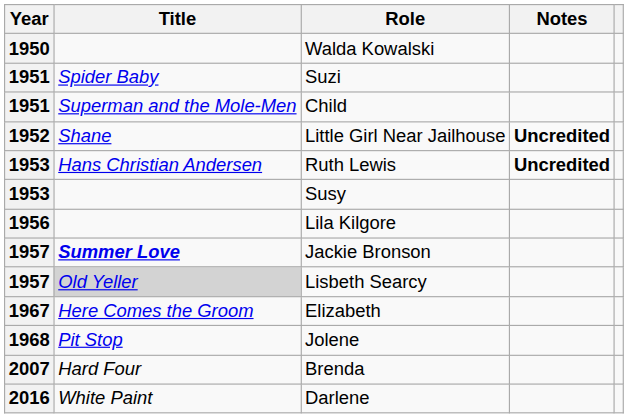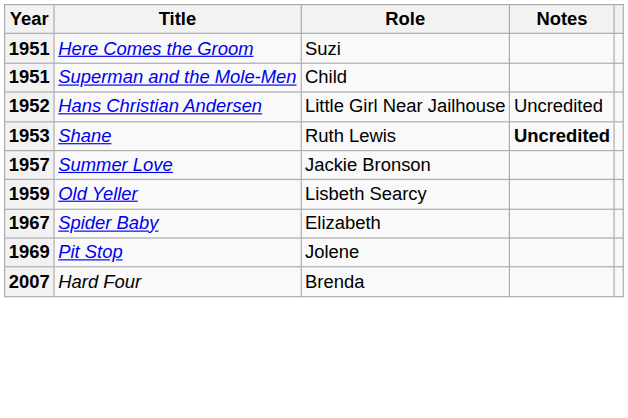- row: (370, 48)
(108, 77) Spider Baby -> (156, 48) Here Comes the Groom
(85, 135) Shane -> (160, 106) Hans Christian Andersen
(562, 135) bold -> (558, 106) normal
(160, 164) Hans Christian Andersen -> (85, 135) Shane
- row: (325, 194)
- row: (351, 223)
(119, 252) bold -> (115, 164) normal
(29, 281) 1957 -> (29, 194) 1959
(98, 281) lightgrey background -> (98, 194) no background
(156, 310) Here Comes the Groom -> (108, 223) Spider Baby
(29, 340) 1968 -> (29, 252) 1969
- row: (337, 398)
